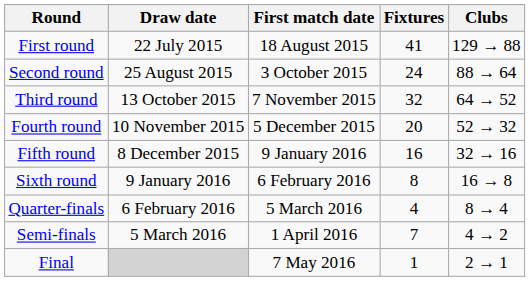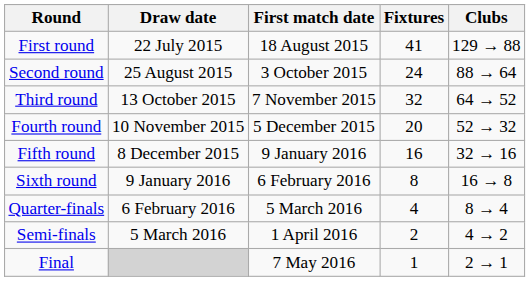(414, 235) 7 -> (414, 235) 2
